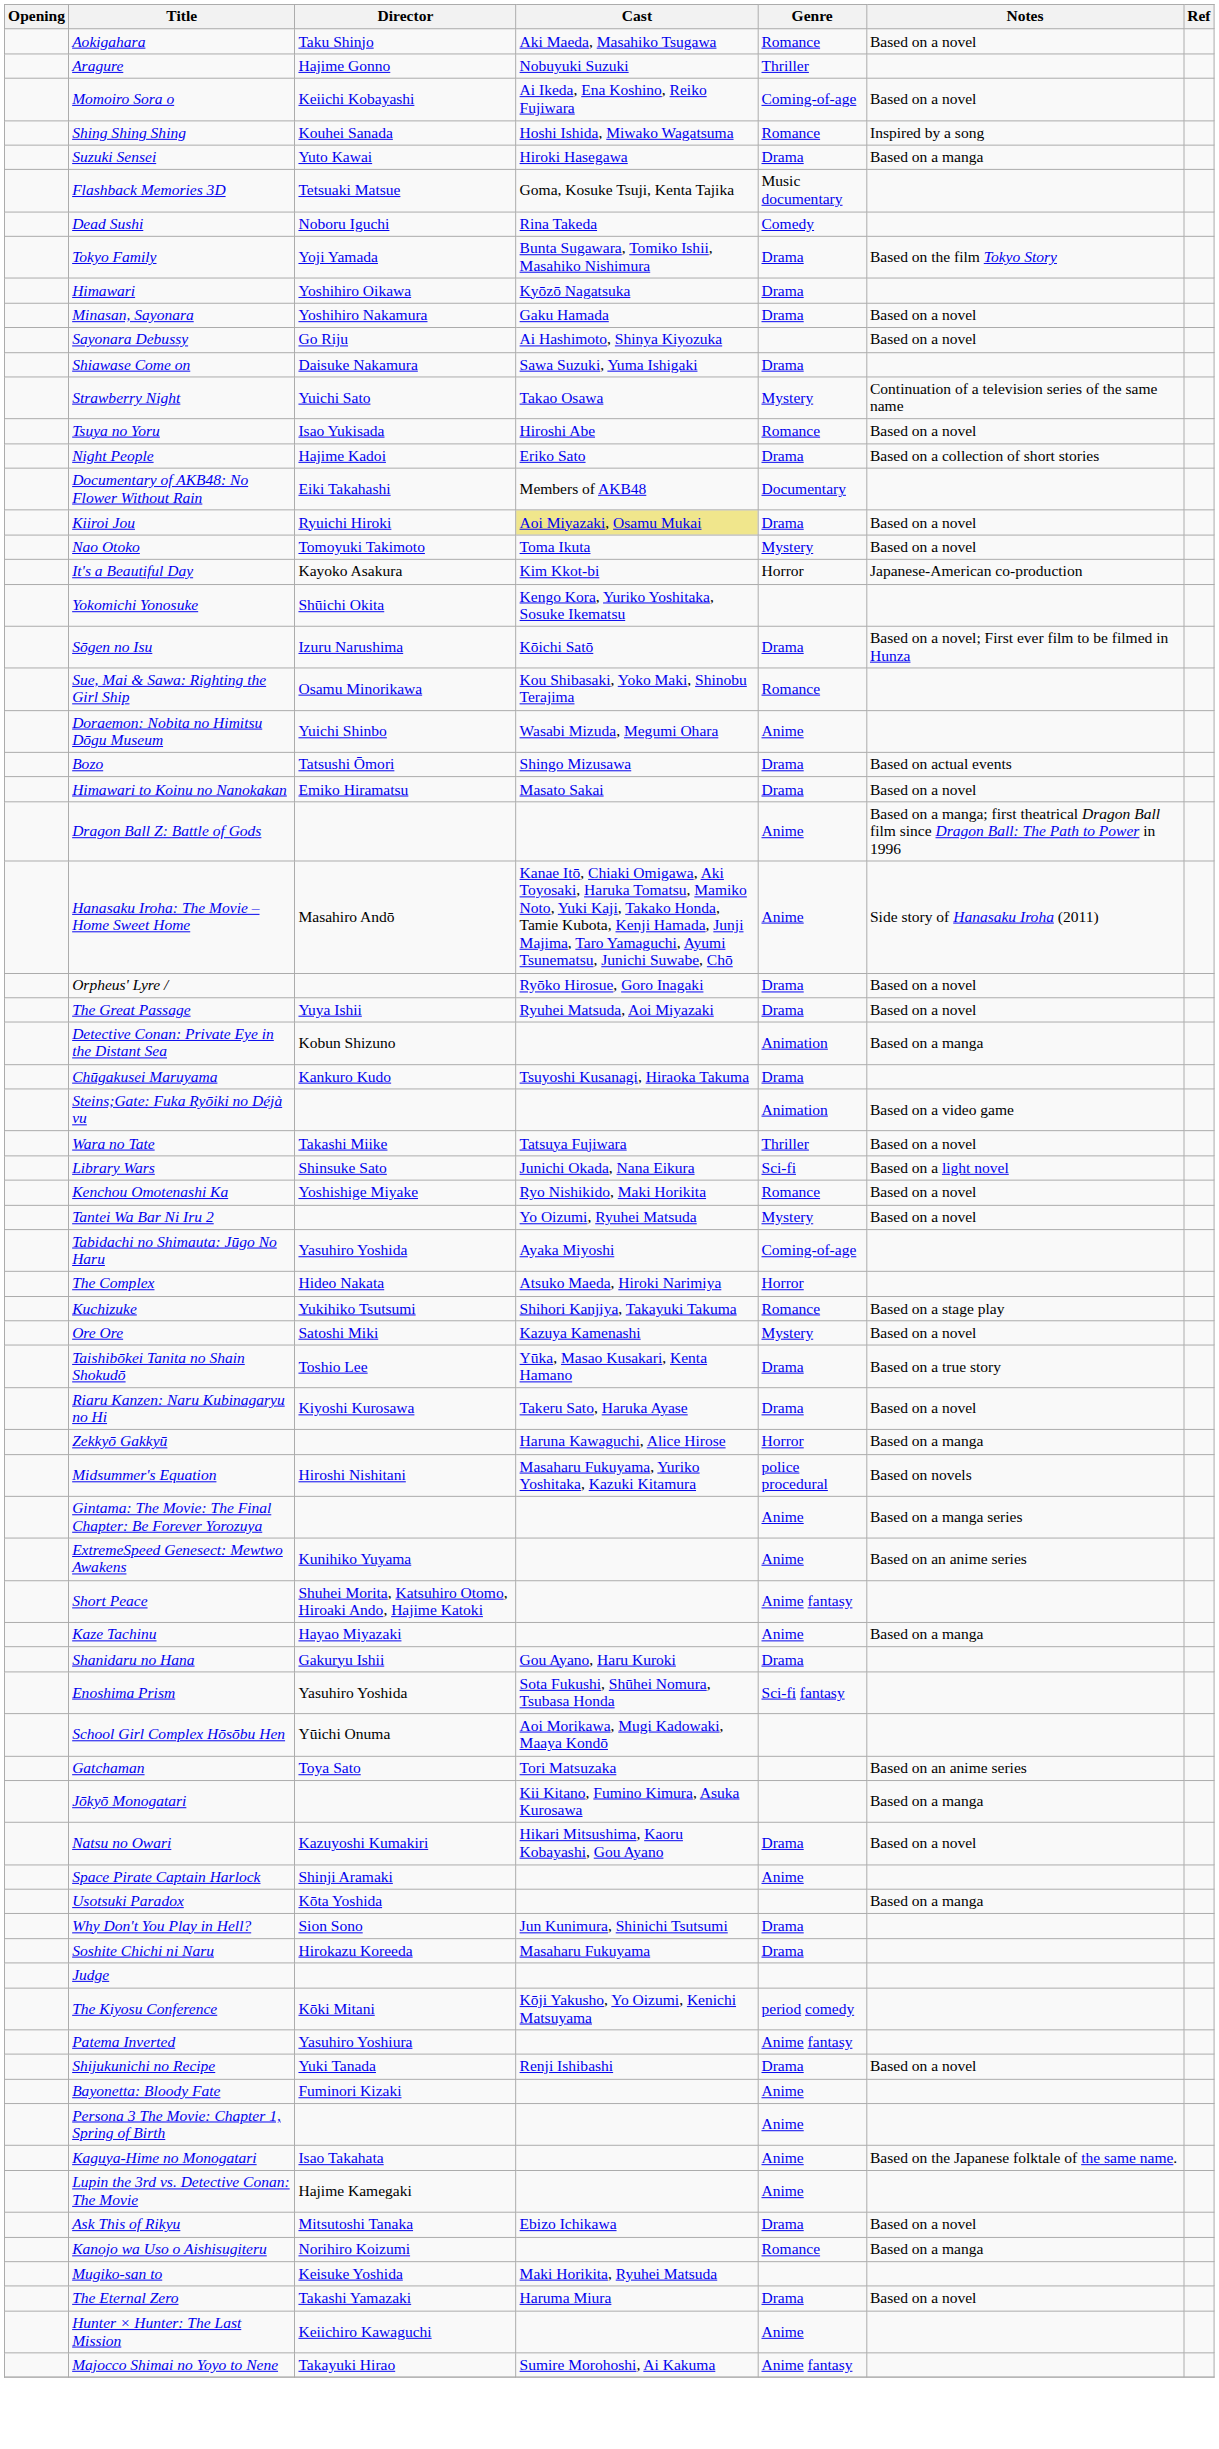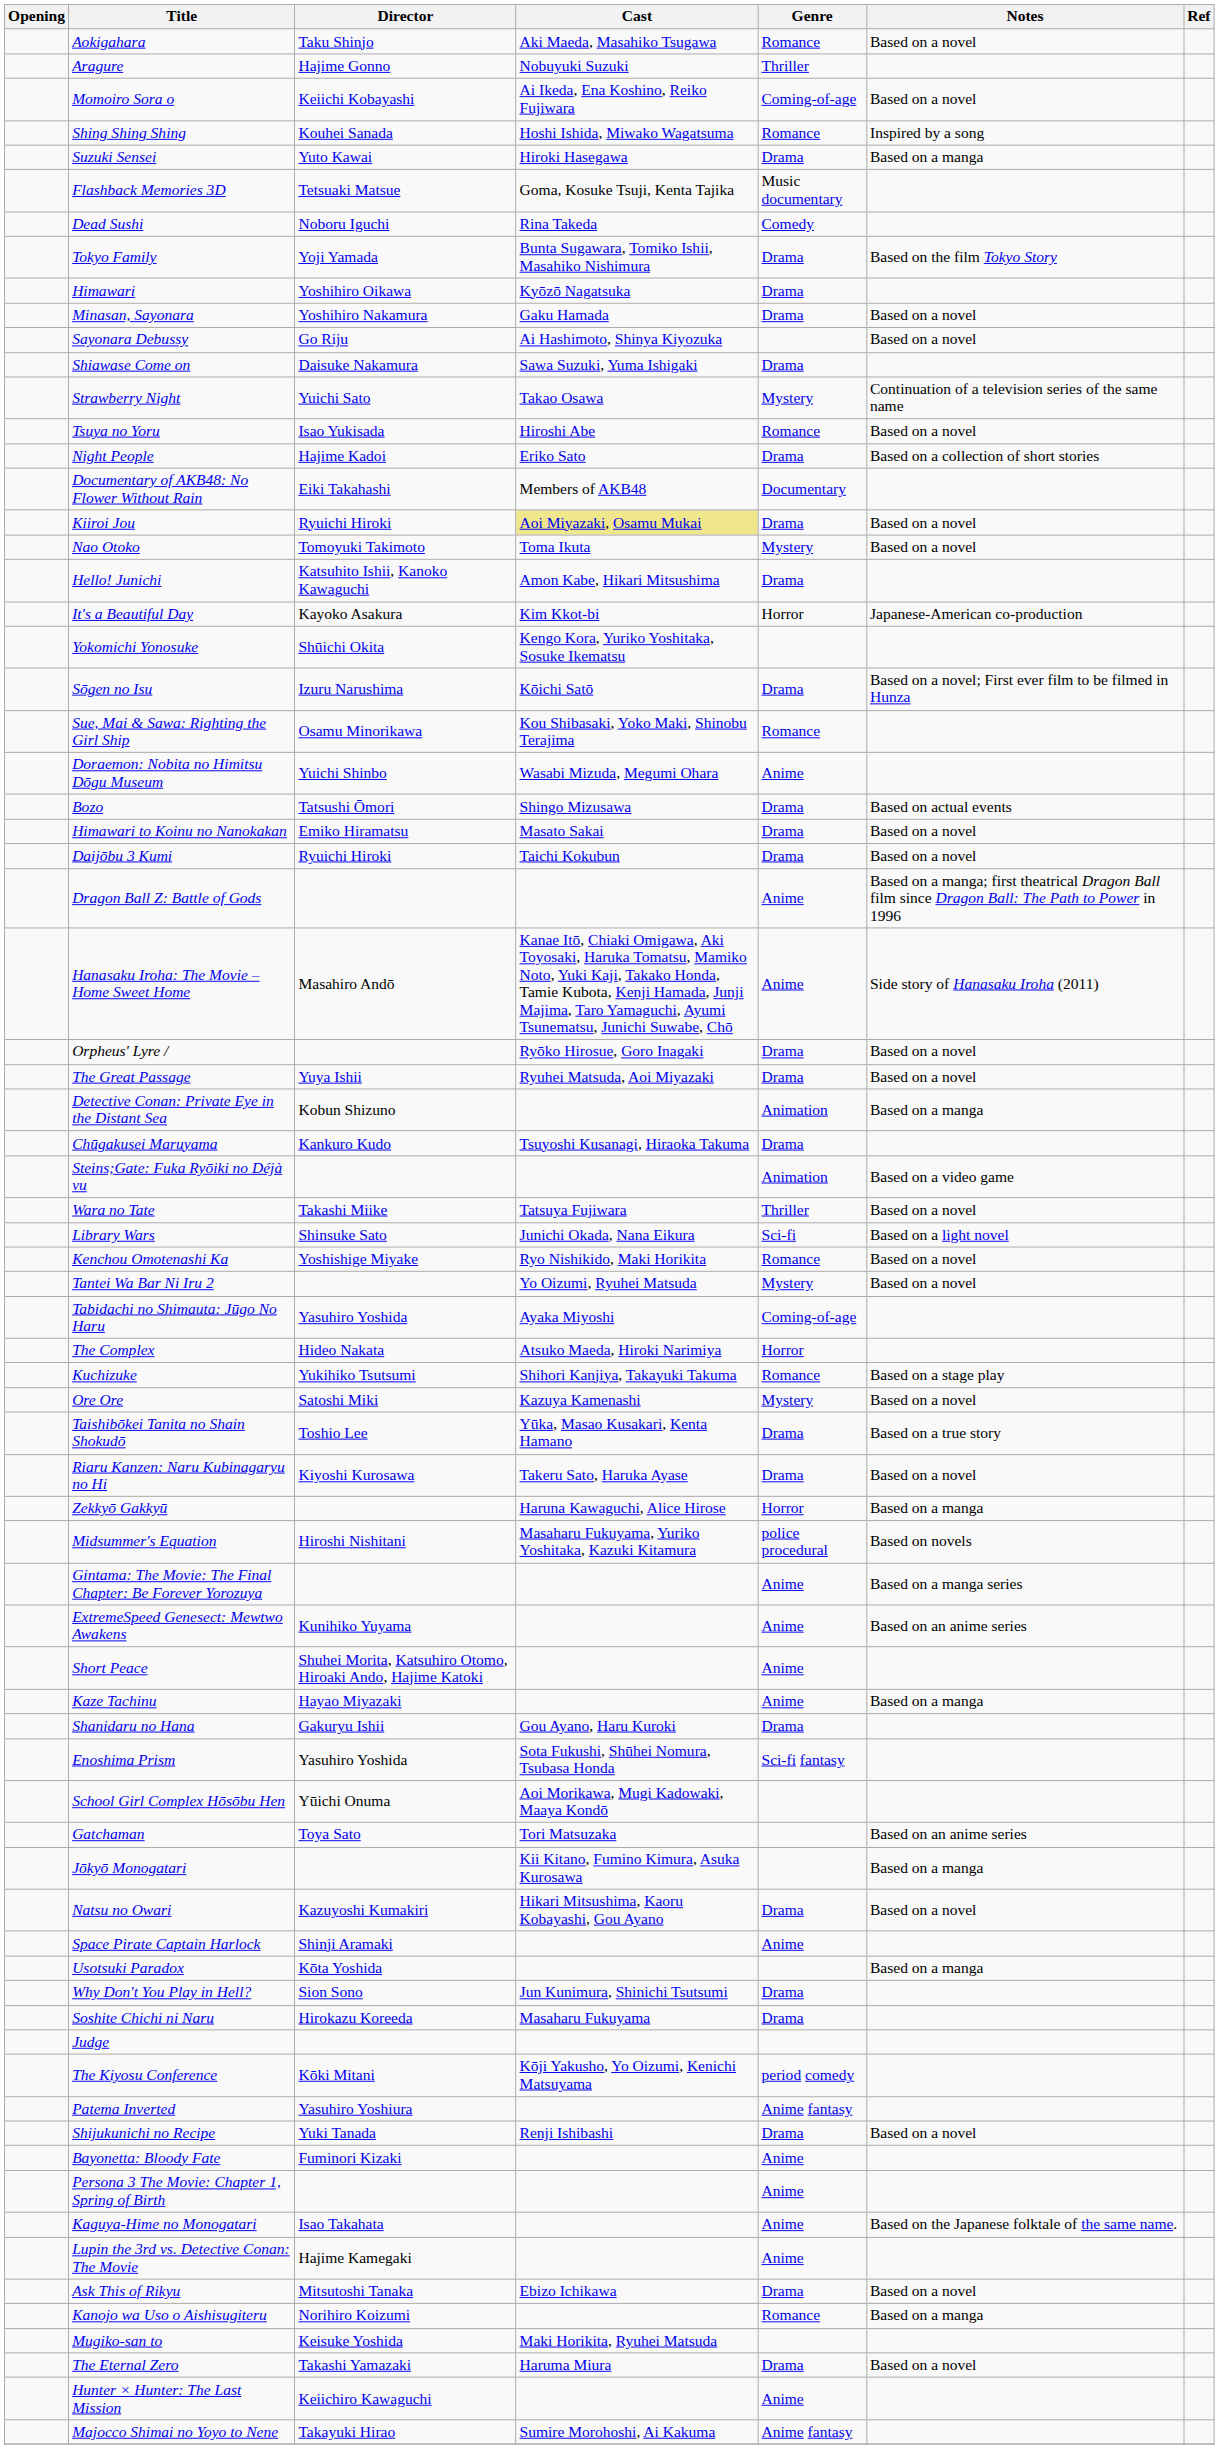+ row: (117, 580)
+ row: (122, 855)
(807, 1601) Anime fantasy -> (783, 1668) Anime
